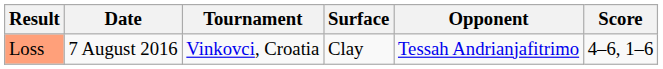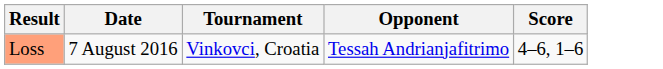- column: (359, 19)
